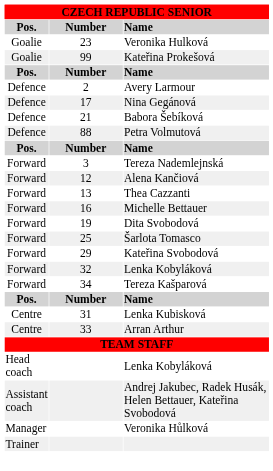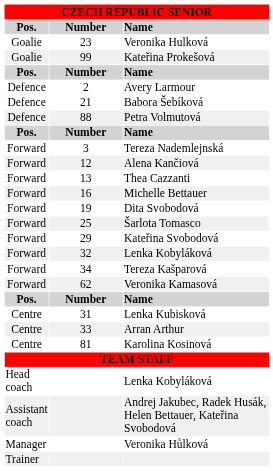- row: (86, 102)
+ row: (86, 284)
+ row: (86, 344)
